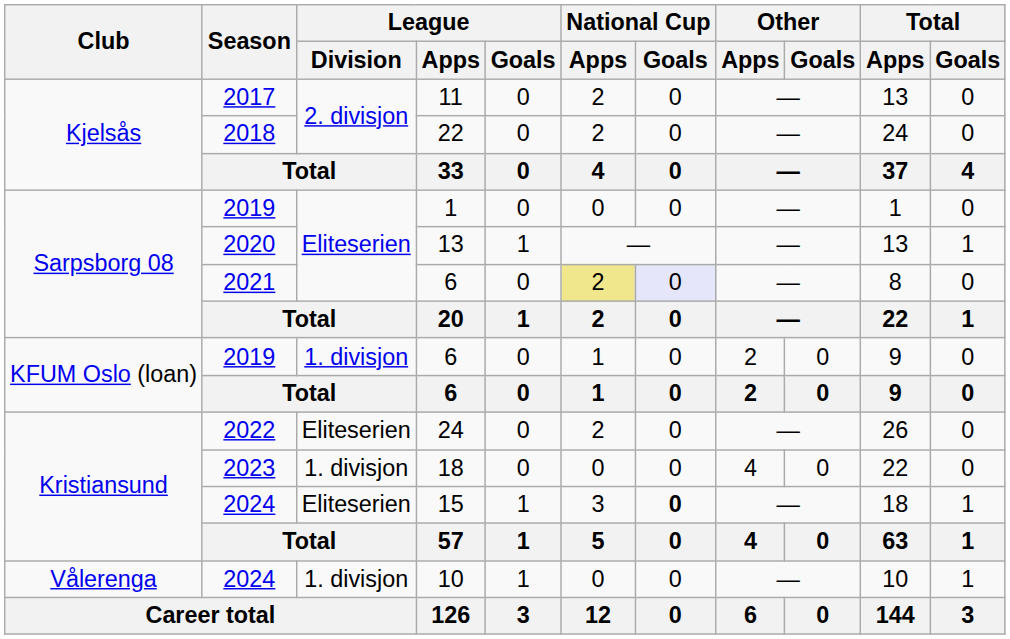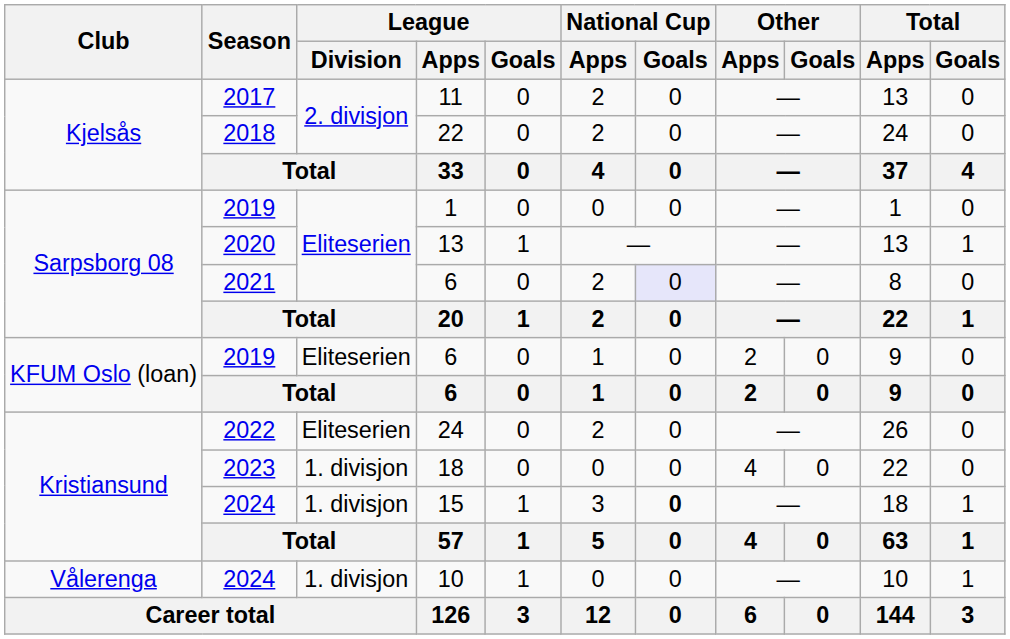(598, 282) khaki background -> (598, 282) no background
(356, 356) 1. divisjon -> (356, 356) Eliteserien
(356, 504) Eliteserien -> (356, 504) 1. divisjon
